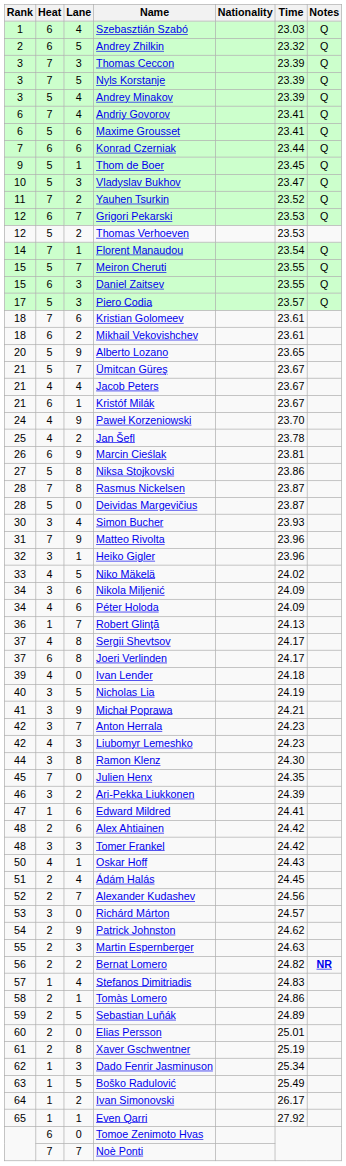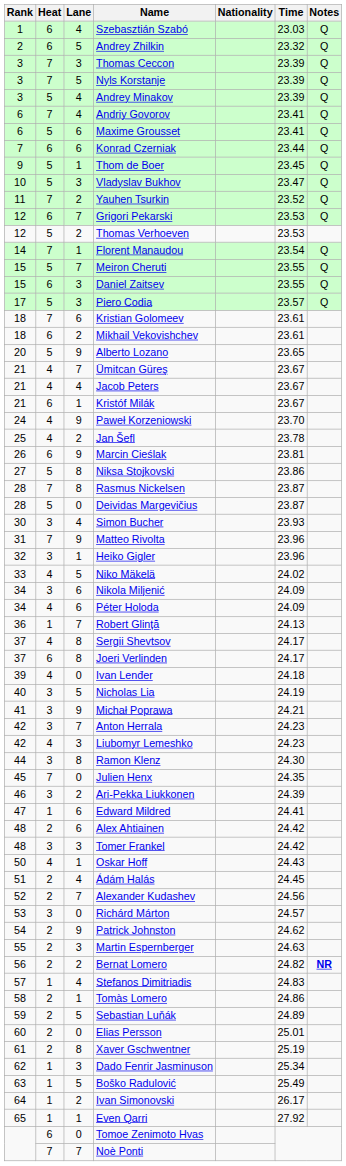(50, 370) 5 -> (50, 370) 4
